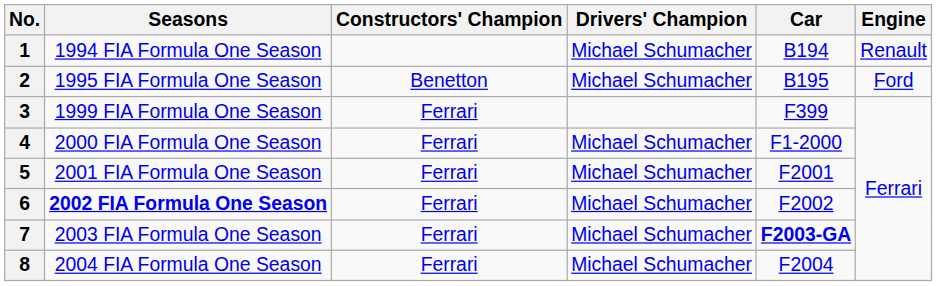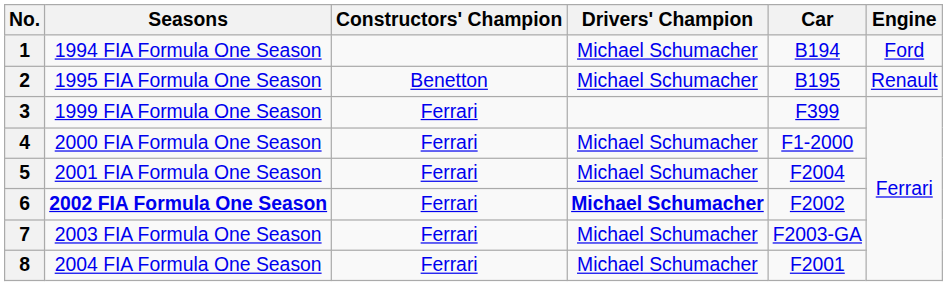(894, 50) Renault -> (904, 50) Ford
(894, 81) Ford -> (904, 81) Renault
(806, 173) F2001 -> (817, 173) F2004
(662, 204) normal -> (667, 204) bold
(806, 234) bold -> (817, 234) normal
(806, 265) F2004 -> (817, 265) F2001
